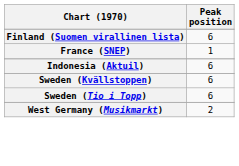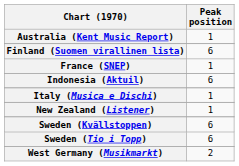+ row: (96, 37)
+ row: (96, 95)
+ row: (96, 110)
